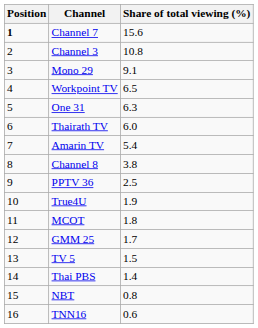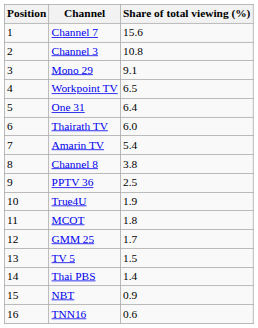(10, 33) bold -> (10, 33) normal
(130, 108) 6.3 -> (130, 108) 6.4
(130, 295) 0.8 -> (130, 295) 0.9
